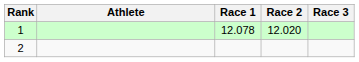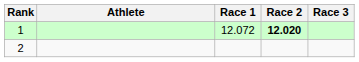(238, 30) 12.078 -> (238, 30) 12.072
(284, 30) normal -> (284, 30) bold
